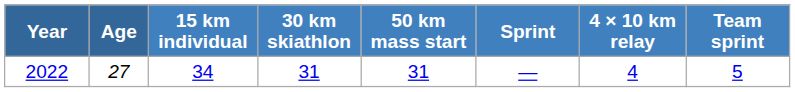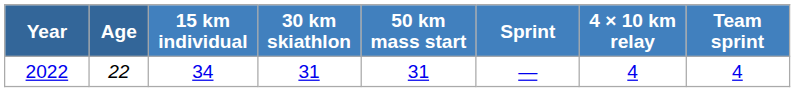(119, 72) 27 -> (119, 72) 22
(737, 72) 5 -> (737, 72) 4
